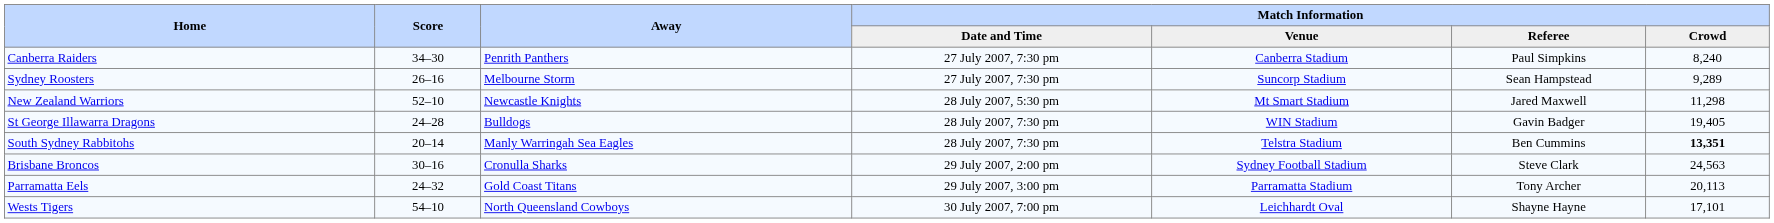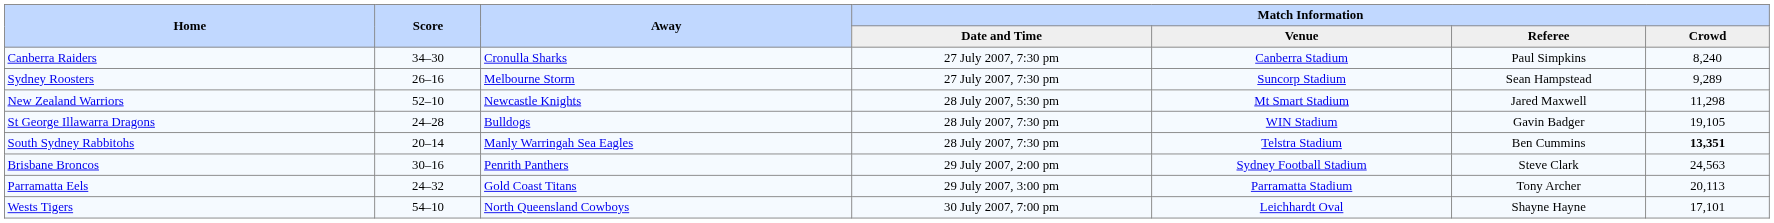(526, 57) Penrith Panthers -> (526, 57) Cronulla Sharks
(1708, 121) 19,405 -> (1708, 121) 19,105
(526, 164) Cronulla Sharks -> (526, 164) Penrith Panthers
